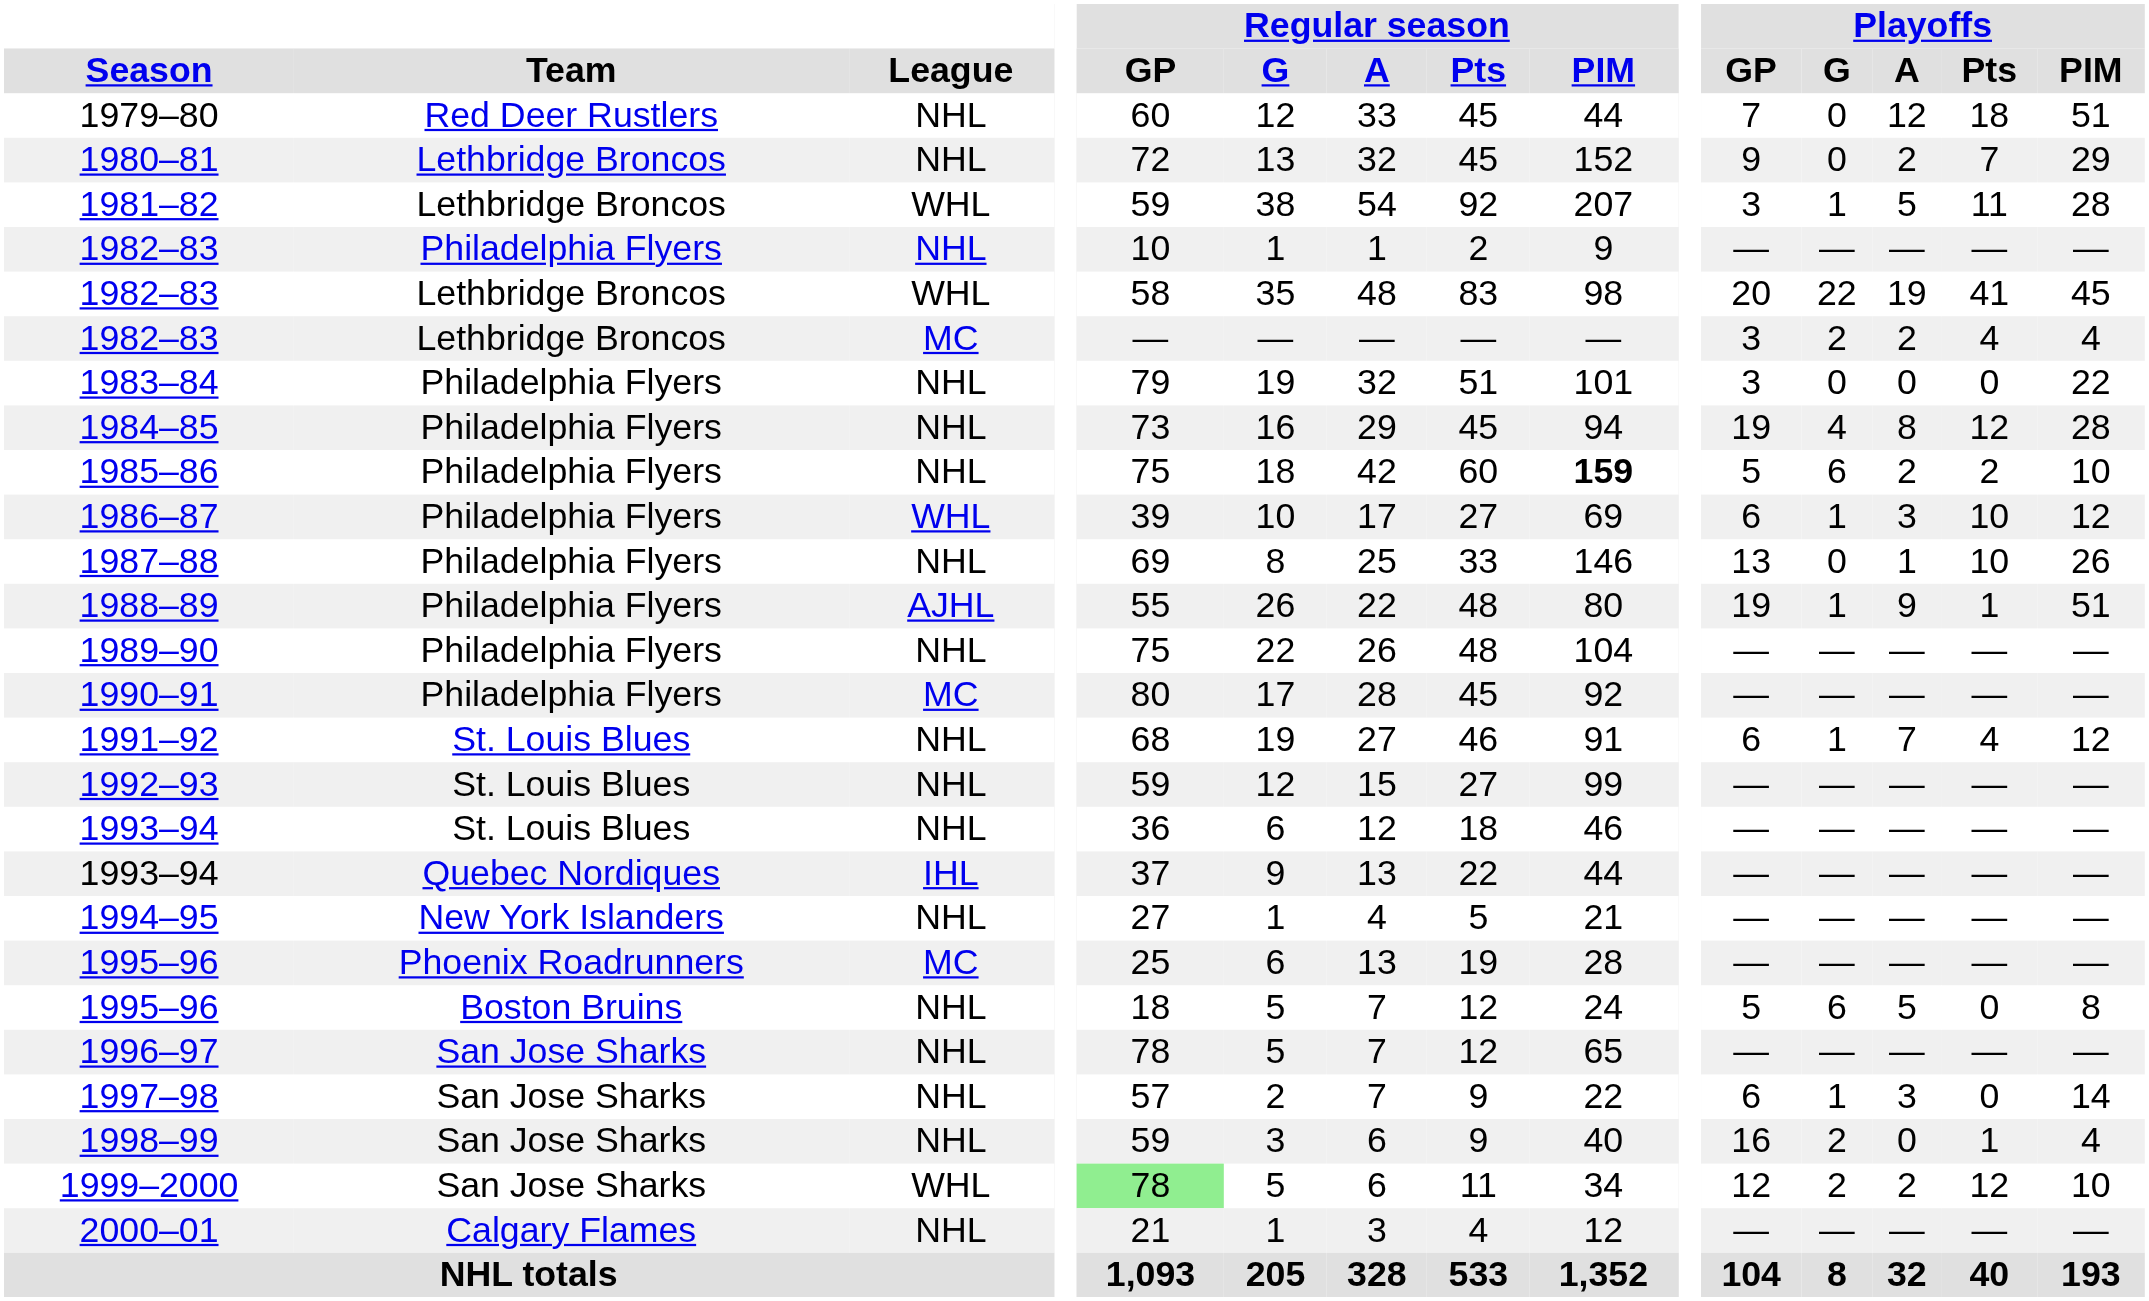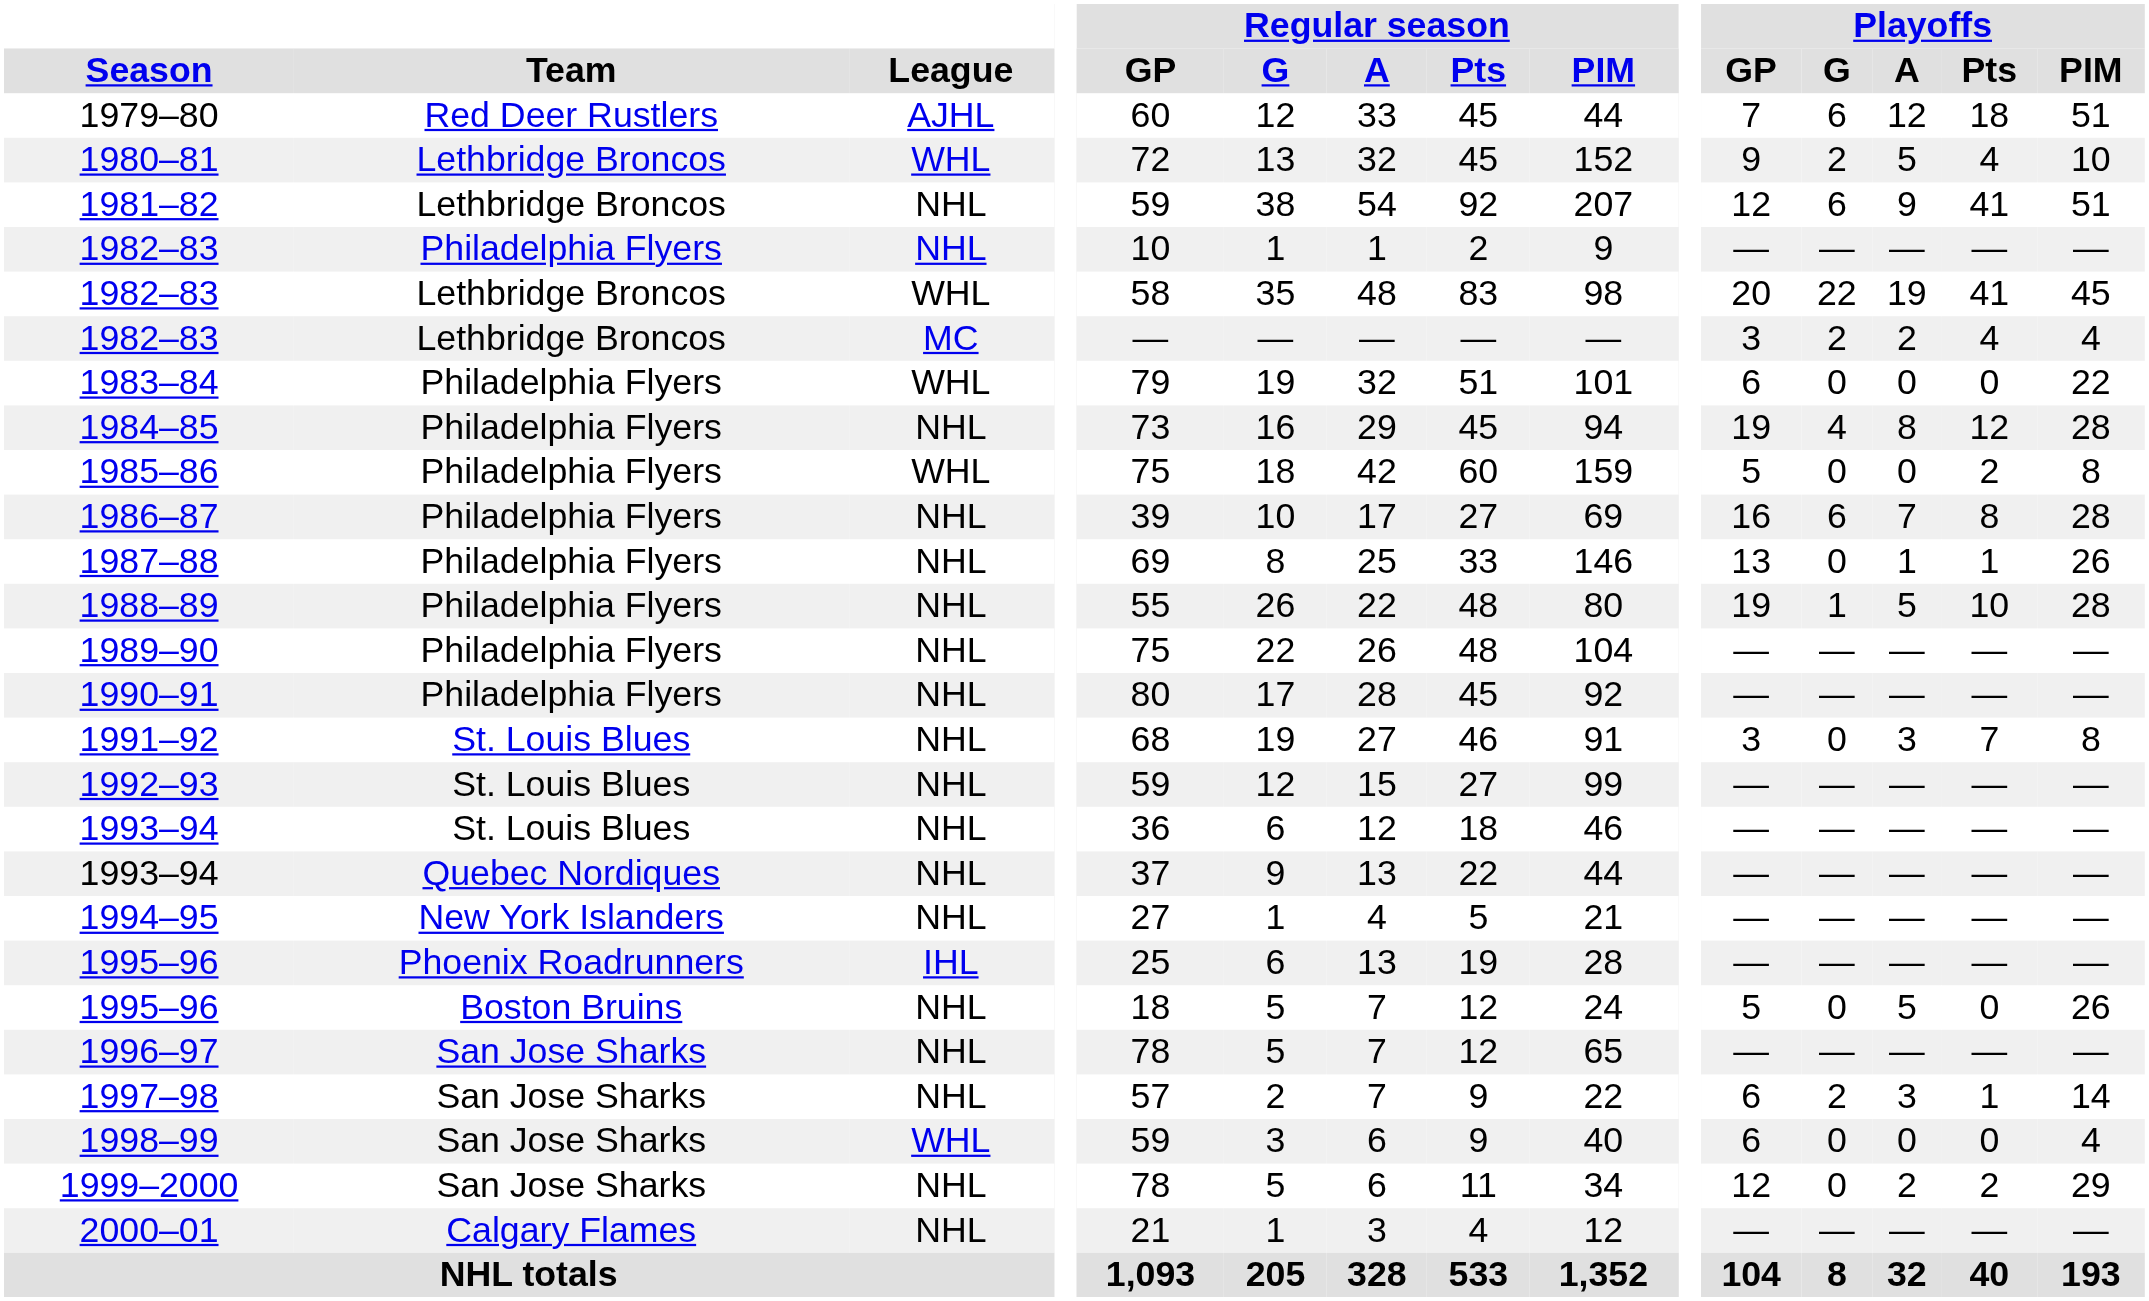(951, 114) NHL -> (951, 114) AJHL
(1837, 114) 0 -> (1837, 114) 6
(951, 159) NHL -> (951, 159) WHL
(1837, 159) 0 -> (1837, 159) 2
(1907, 159) 2 -> (1907, 159) 5
(1989, 159) 7 -> (1989, 159) 4
(2091, 159) 29 -> (2091, 159) 10
(951, 204) WHL -> (951, 204) NHL
(1751, 204) 3 -> (1751, 204) 12
(1837, 204) 1 -> (1837, 204) 6
(1907, 204) 5 -> (1907, 204) 9
(1989, 204) 11 -> (1989, 204) 41
(2091, 204) 28 -> (2091, 204) 51
(951, 382) NHL -> (951, 382) WHL
(1751, 382) 3 -> (1751, 382) 6
(951, 471) NHL -> (951, 471) WHL
(1603, 471) bold -> (1603, 471) normal
(1837, 471) 6 -> (1837, 471) 0
(1907, 471) 2 -> (1907, 471) 0
(2091, 471) 10 -> (2091, 471) 8
(951, 516) WHL -> (951, 516) NHL
(1751, 516) 6 -> (1751, 516) 16
(1837, 516) 1 -> (1837, 516) 6
(1907, 516) 3 -> (1907, 516) 7
(1989, 516) 10 -> (1989, 516) 8
(2091, 516) 12 -> (2091, 516) 28
(1989, 560) 10 -> (1989, 560) 1
(951, 605) AJHL -> (951, 605) NHL
(1907, 605) 9 -> (1907, 605) 5
(1989, 605) 1 -> (1989, 605) 10
(2091, 605) 51 -> (2091, 605) 28
(951, 694) MC -> (951, 694) NHL
(1751, 739) 6 -> (1751, 739) 3
(1837, 739) 1 -> (1837, 739) 0
(1907, 739) 7 -> (1907, 739) 3
(1989, 739) 4 -> (1989, 739) 7
(2091, 739) 12 -> (2091, 739) 8
(951, 873) IHL -> (951, 873) NHL
(951, 962) MC -> (951, 962) IHL
(1837, 1006) 6 -> (1837, 1006) 0
(2091, 1006) 8 -> (2091, 1006) 26
(1837, 1096) 1 -> (1837, 1096) 2
(1989, 1096) 0 -> (1989, 1096) 1
(951, 1140) NHL -> (951, 1140) WHL
(1751, 1140) 16 -> (1751, 1140) 6
(1837, 1140) 2 -> (1837, 1140) 0
(1989, 1140) 1 -> (1989, 1140) 0
(951, 1185) WHL -> (951, 1185) NHL
(1150, 1185) lightgreen background -> (1150, 1185) no background
(1837, 1185) 2 -> (1837, 1185) 0
(1989, 1185) 12 -> (1989, 1185) 2
(2091, 1185) 10 -> (2091, 1185) 29
